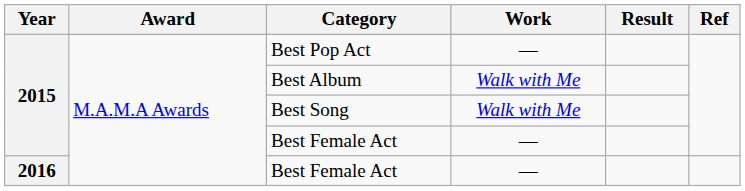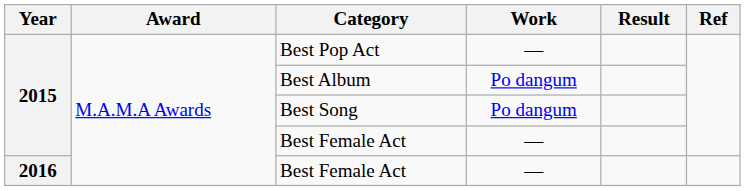(528, 79) Walk with Me -> (534, 79) Po dangum
(528, 110) Walk with Me -> (534, 110) Po dangum
